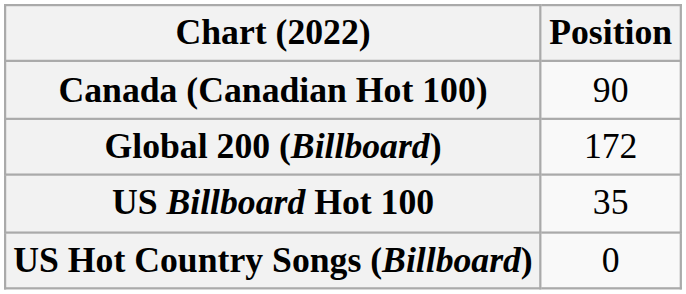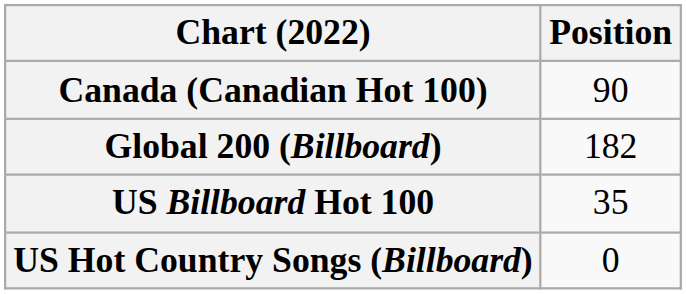(611, 145) 172 -> (611, 145) 182
